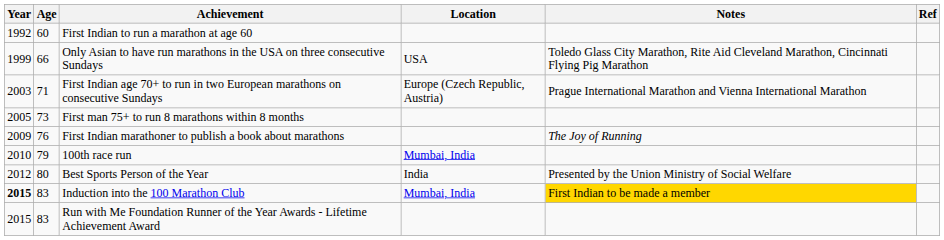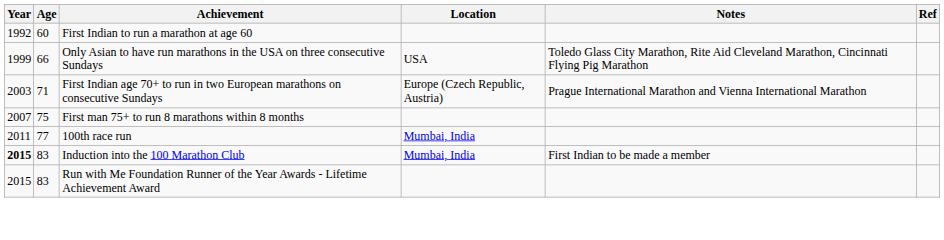(19, 117) 2005 -> (19, 117) 2007
(43, 117) 73 -> (43, 117) 75
- row: (203, 136)
(19, 155) 2010 -> (19, 136) 2011
(43, 155) 79 -> (43, 136) 77
- row: (135, 174)
(629, 193) gold background -> (629, 155) no background
